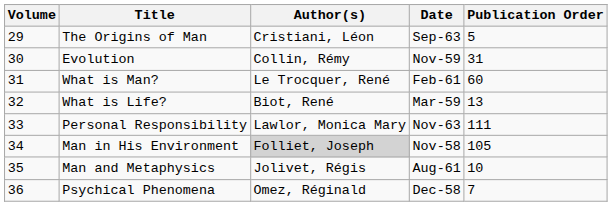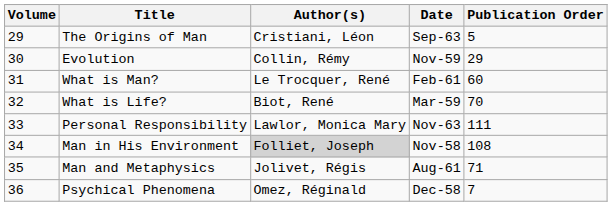(475, 59) 31 -> (475, 59) 29
(475, 103) 13 -> (475, 103) 70
(479, 146) 105 -> (479, 146) 108
(475, 168) 10 -> (475, 168) 71
